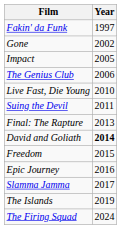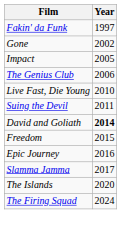- row: (45, 122)
(104, 201) 2019 -> (104, 185) 2020
